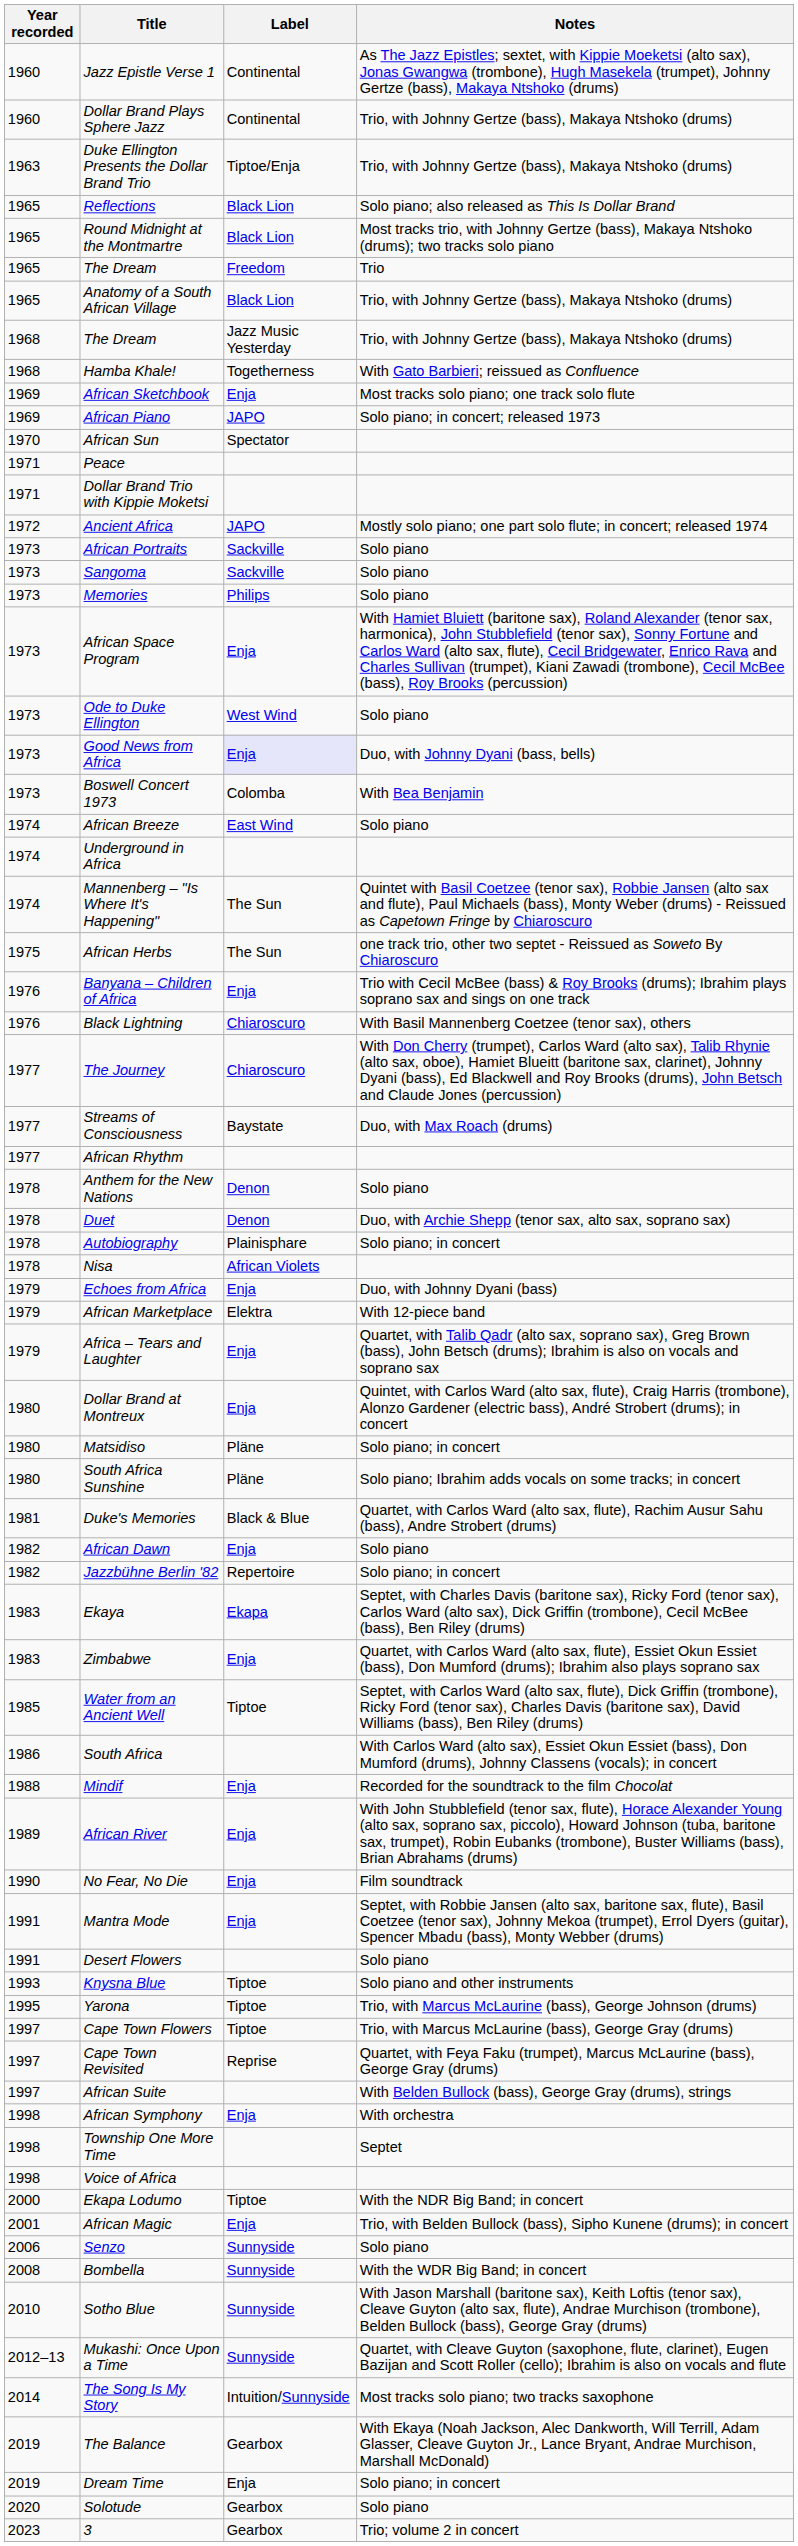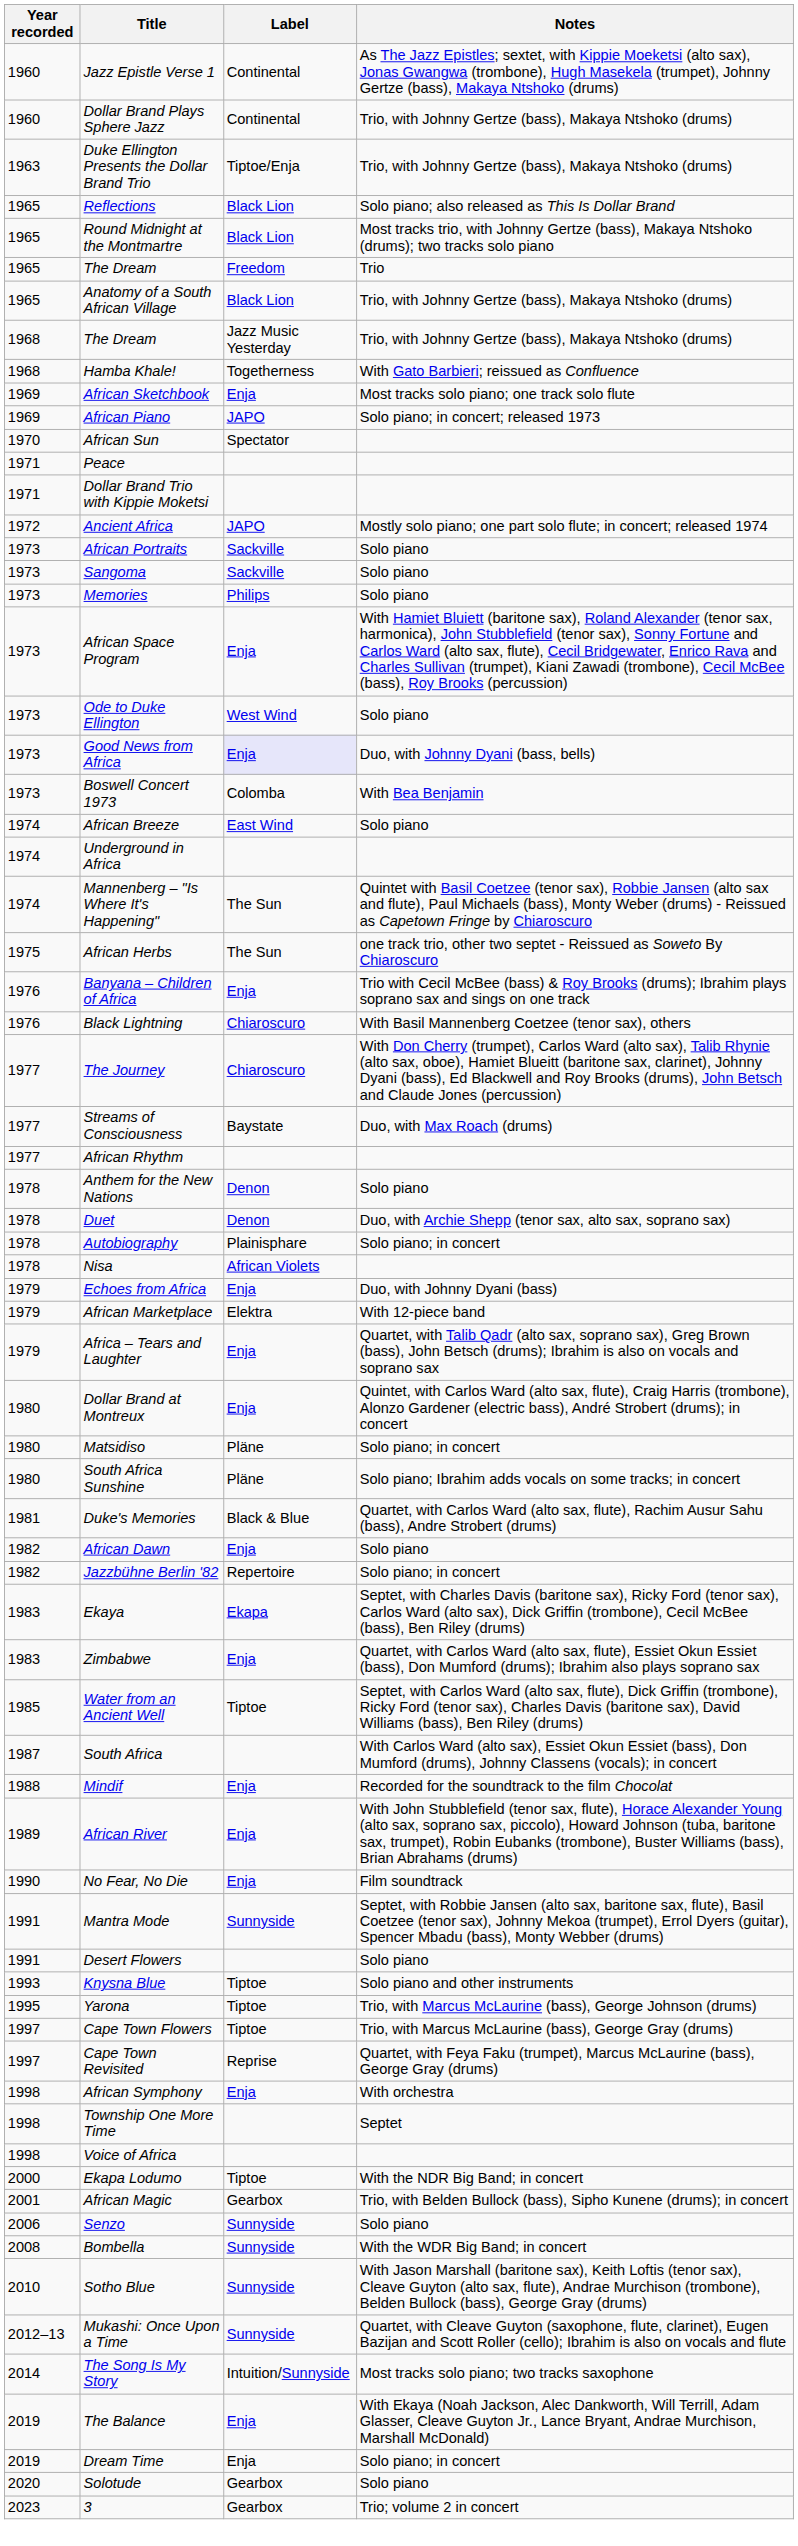(24, 1755) 1986 -> (24, 1755) 1987
(241, 1921) Enja -> (261, 1921) Sunnyside
- row: (125, 2092)
(241, 2224) Enja -> (255, 2201) Gearbox
(255, 2444) Gearbox -> (241, 2421) Enja
